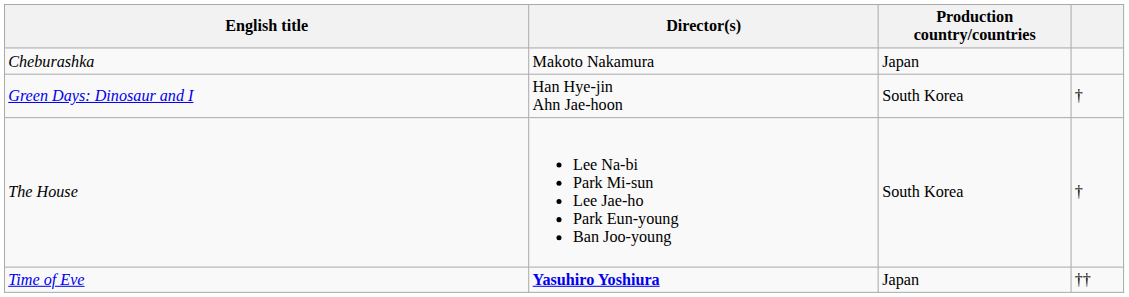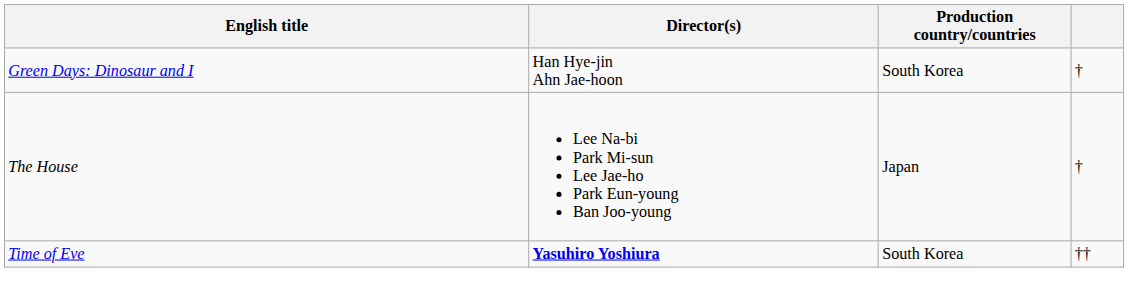- row: (51, 61)
(923, 192) South Korea -> (901, 166) Japan
(901, 279) Japan -> (923, 253) South Korea
